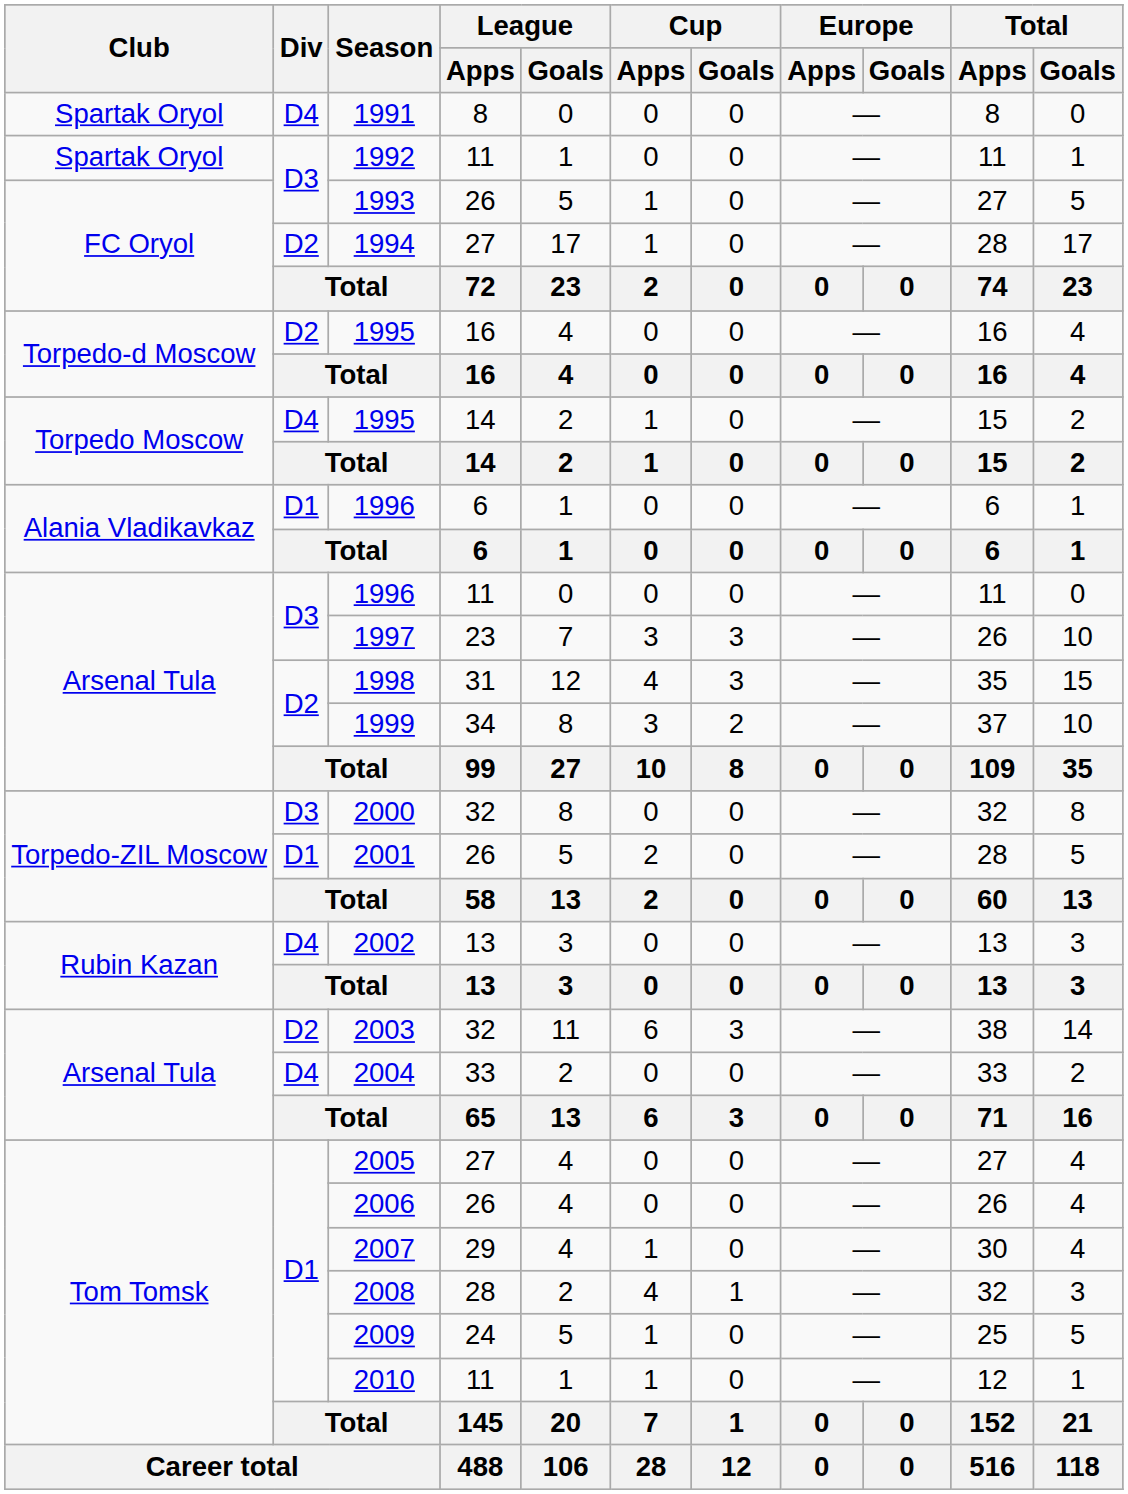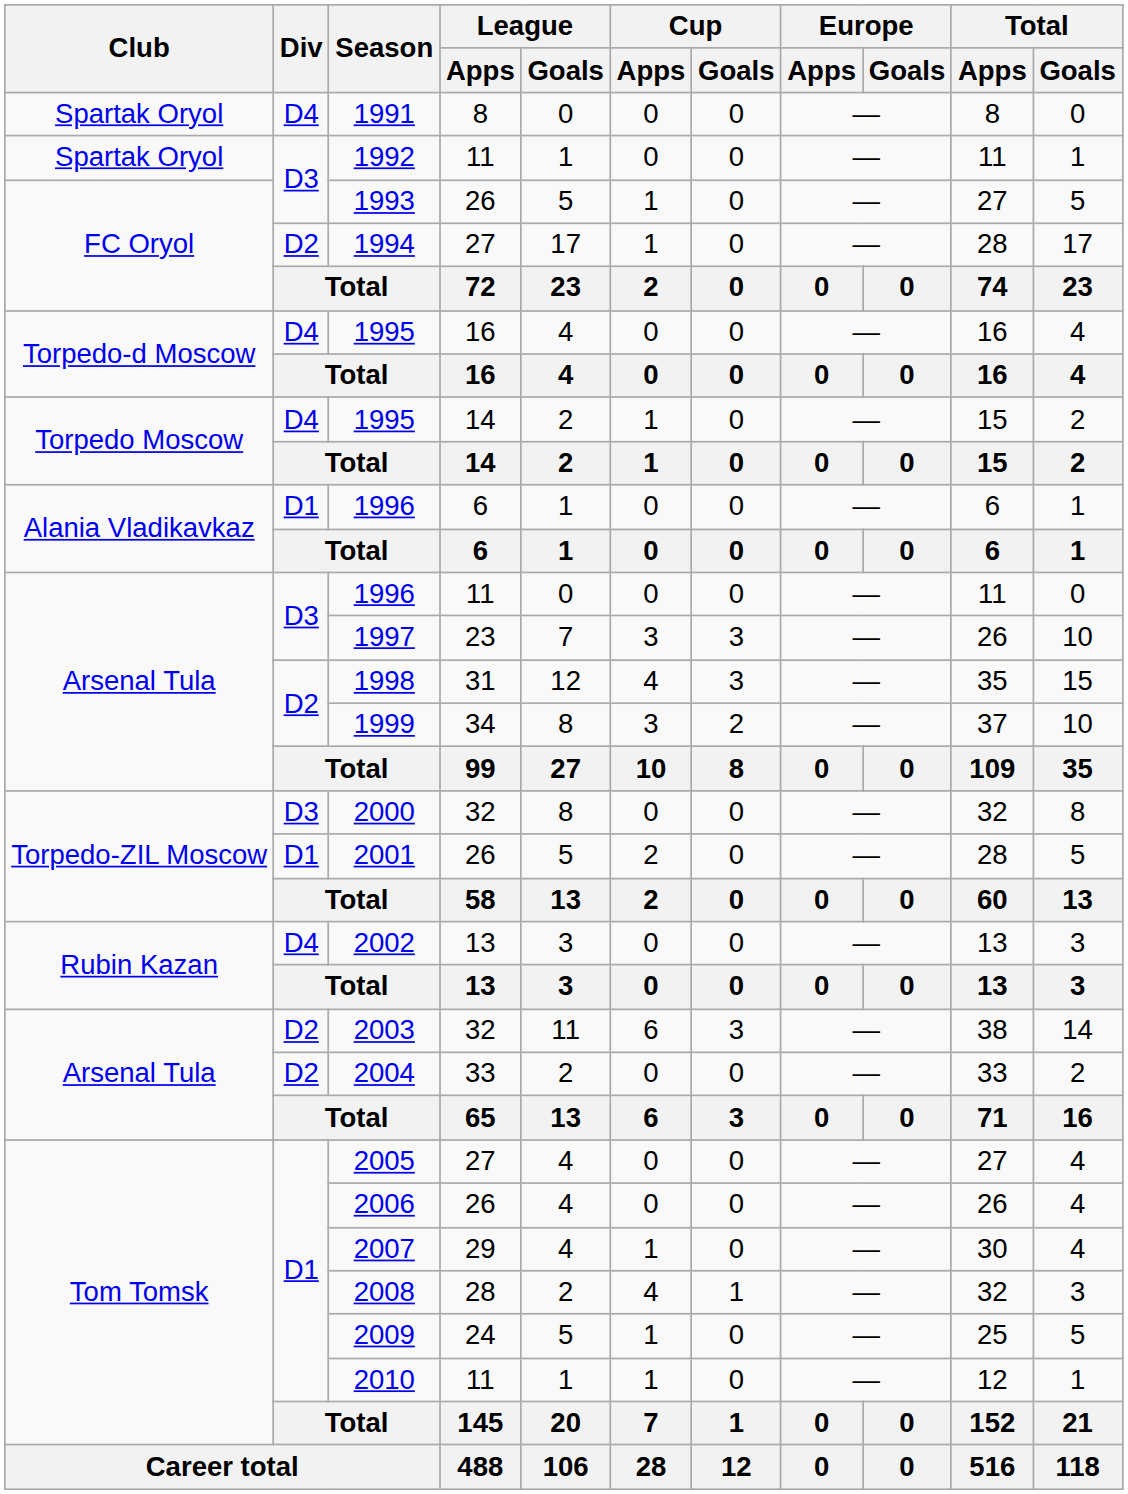(301, 331) D2 -> (301, 331) D4
(301, 1073) D4 -> (301, 1073) D2
